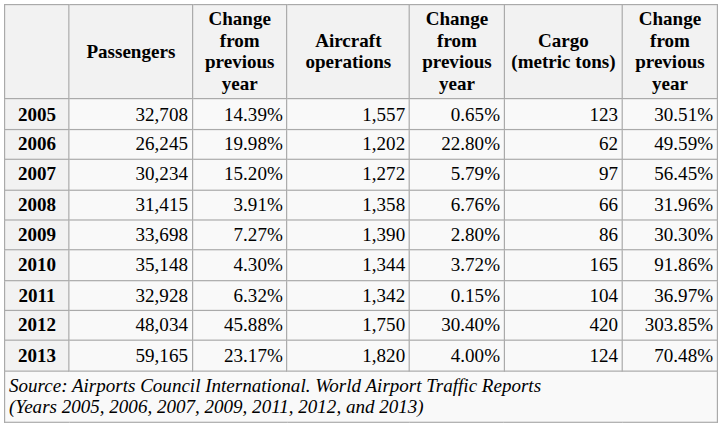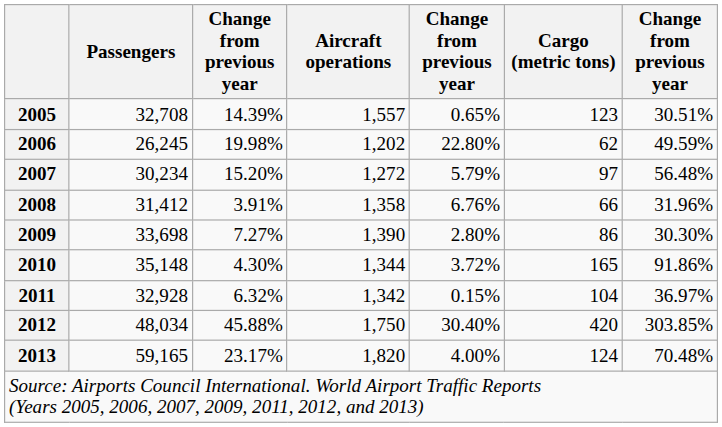(684, 174) 56.45% -> (684, 174) 56.48%
(162, 204) 31,415 -> (162, 204) 31,412
